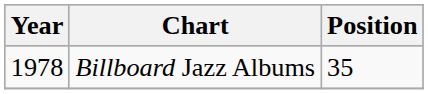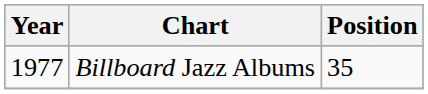(37, 66) 1978 -> (37, 66) 1977
